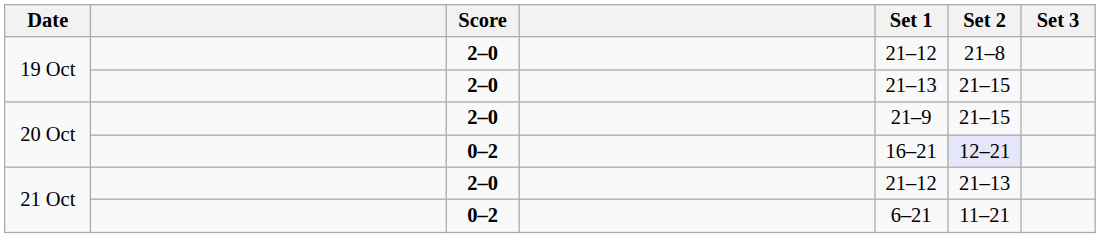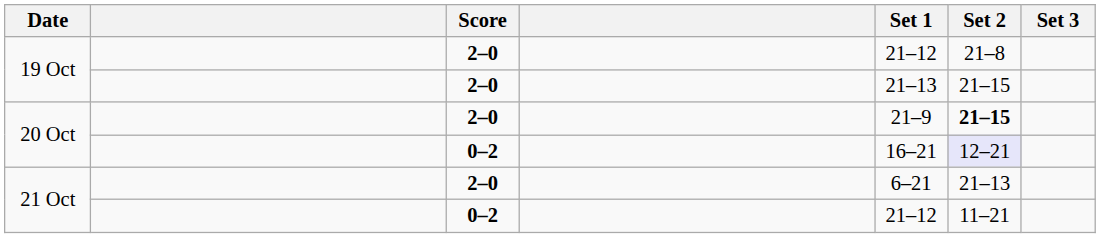(985, 118) normal -> (985, 118) bold
(911, 183) 21–12 -> (911, 183) 6–21
(911, 215) 6–21 -> (911, 215) 21–12
